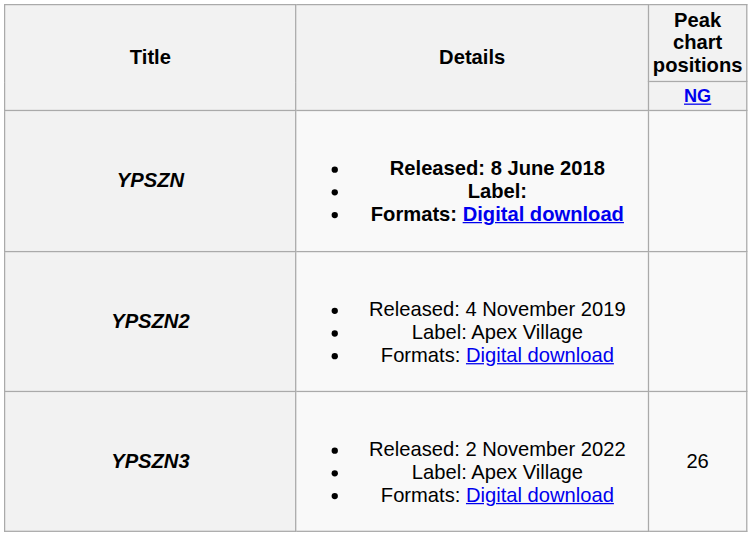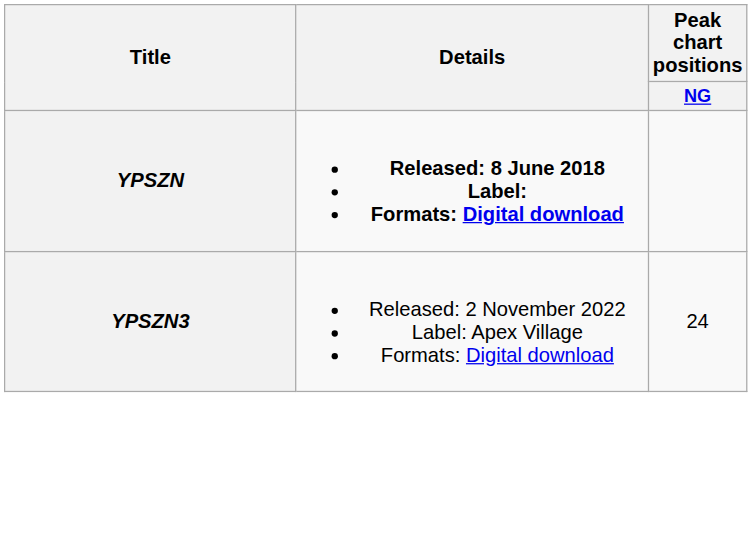- row: (150, 320)
(698, 461) 26 -> (698, 320) 24
